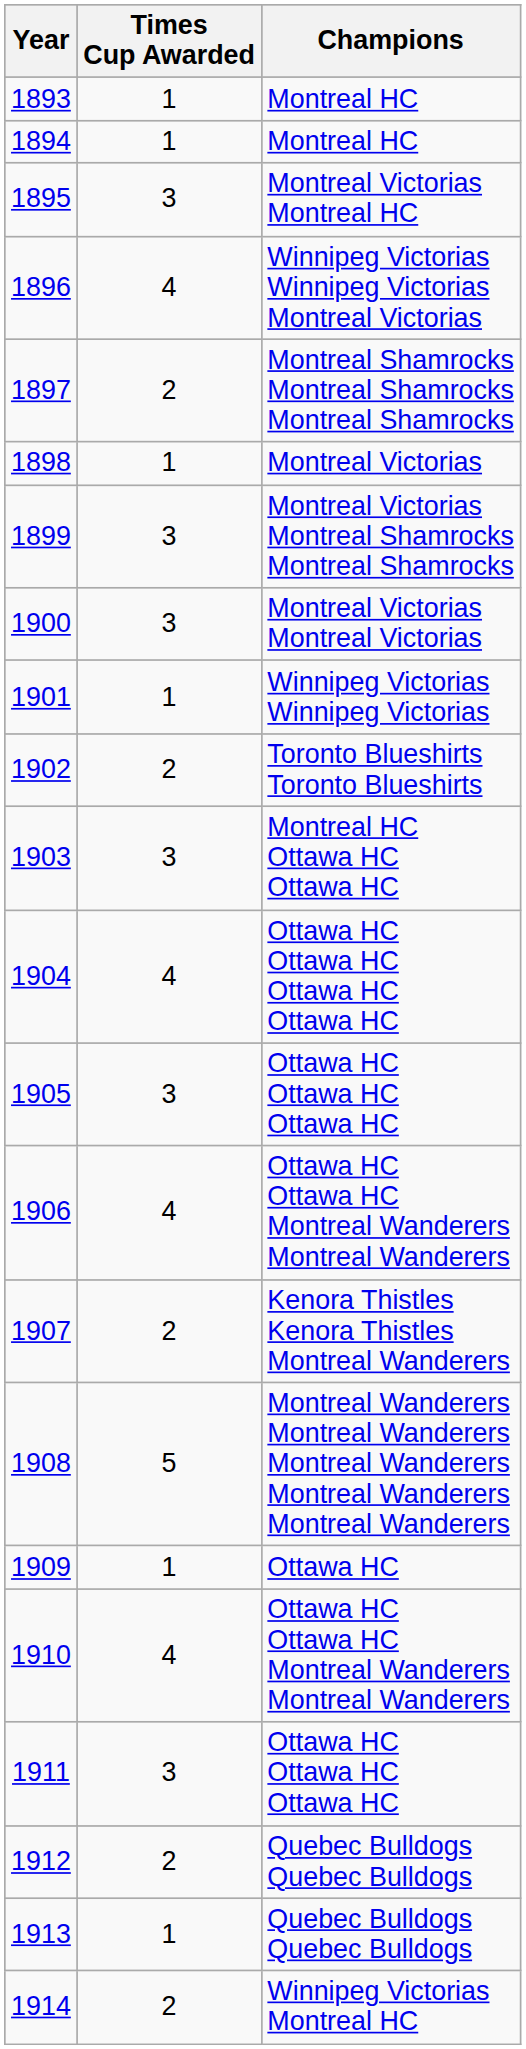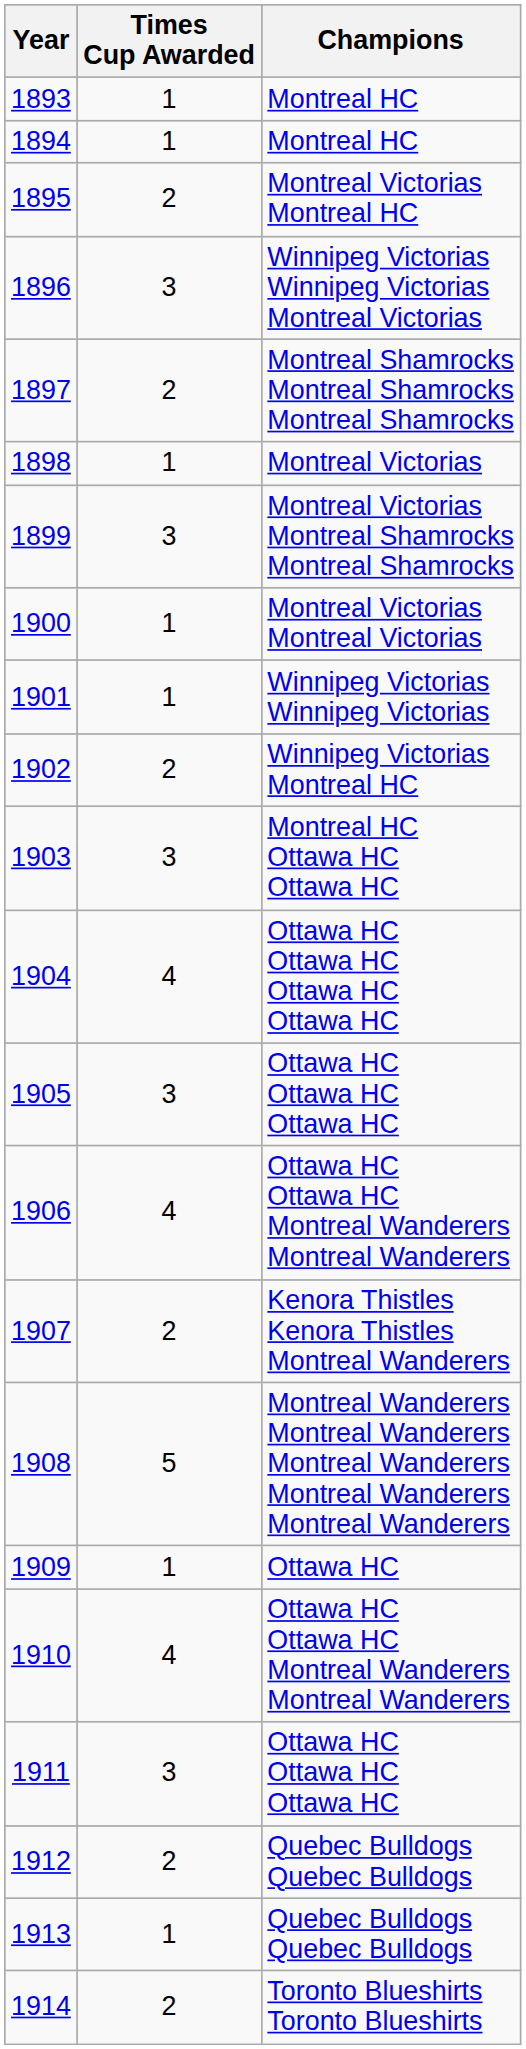(169, 199) 3 -> (169, 199) 2
(169, 287) 4 -> (169, 287) 3
(169, 623) 3 -> (169, 623) 1
(375, 769) Toronto Blueshirts Toronto Blueshirts -> (378, 769) Winnipeg Victorias Montreal HC
(378, 2006) Winnipeg Victorias Montreal HC -> (375, 2006) Toronto Blueshirts Toronto Blueshirts
